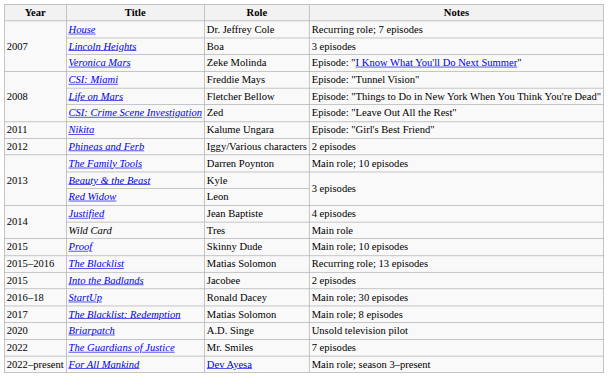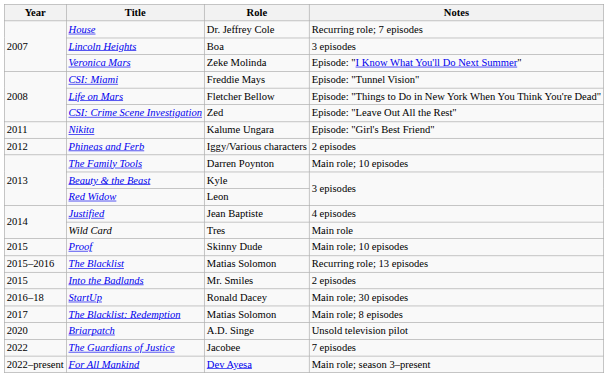(224, 280) Jacobee -> (230, 280) Mr. Smiles
(230, 347) Mr. Smiles -> (224, 347) Jacobee
